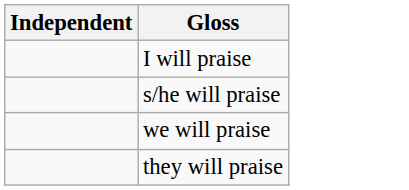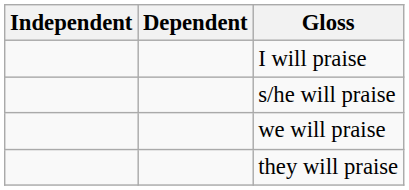+ column: (195, 22)
